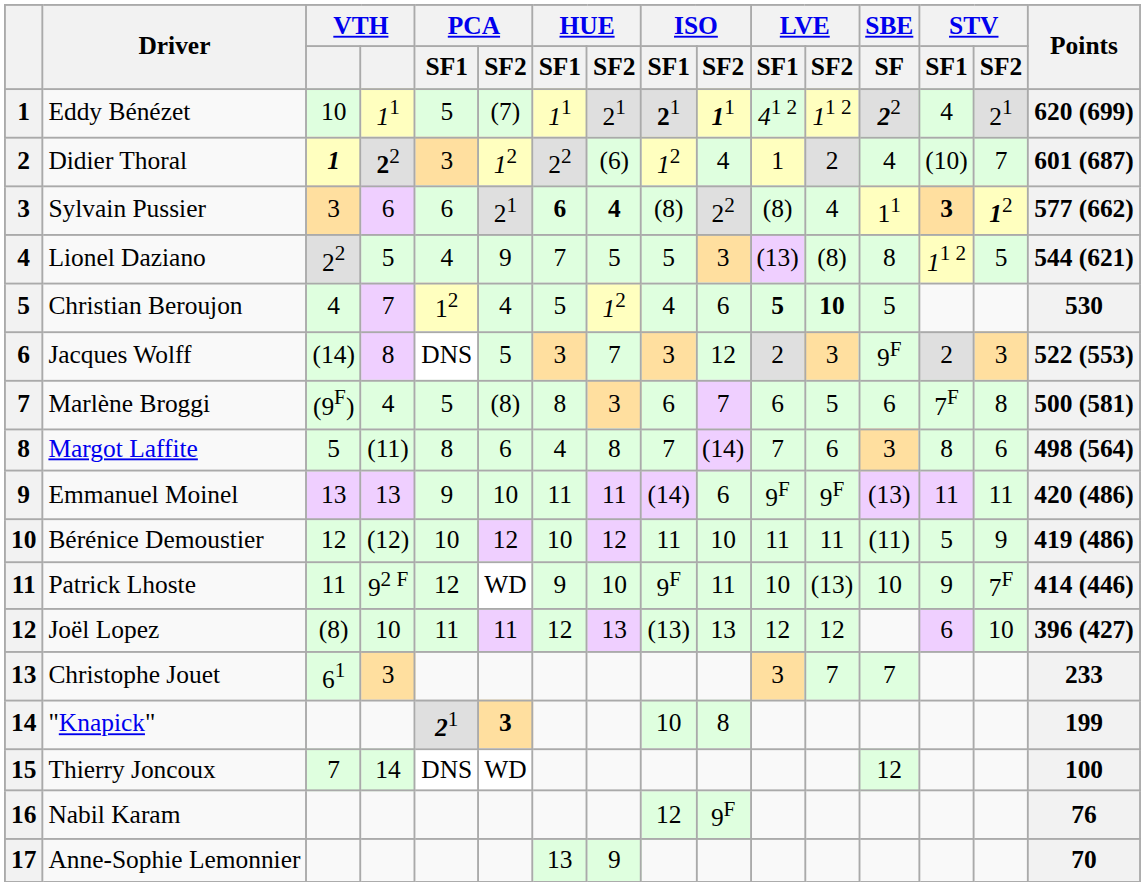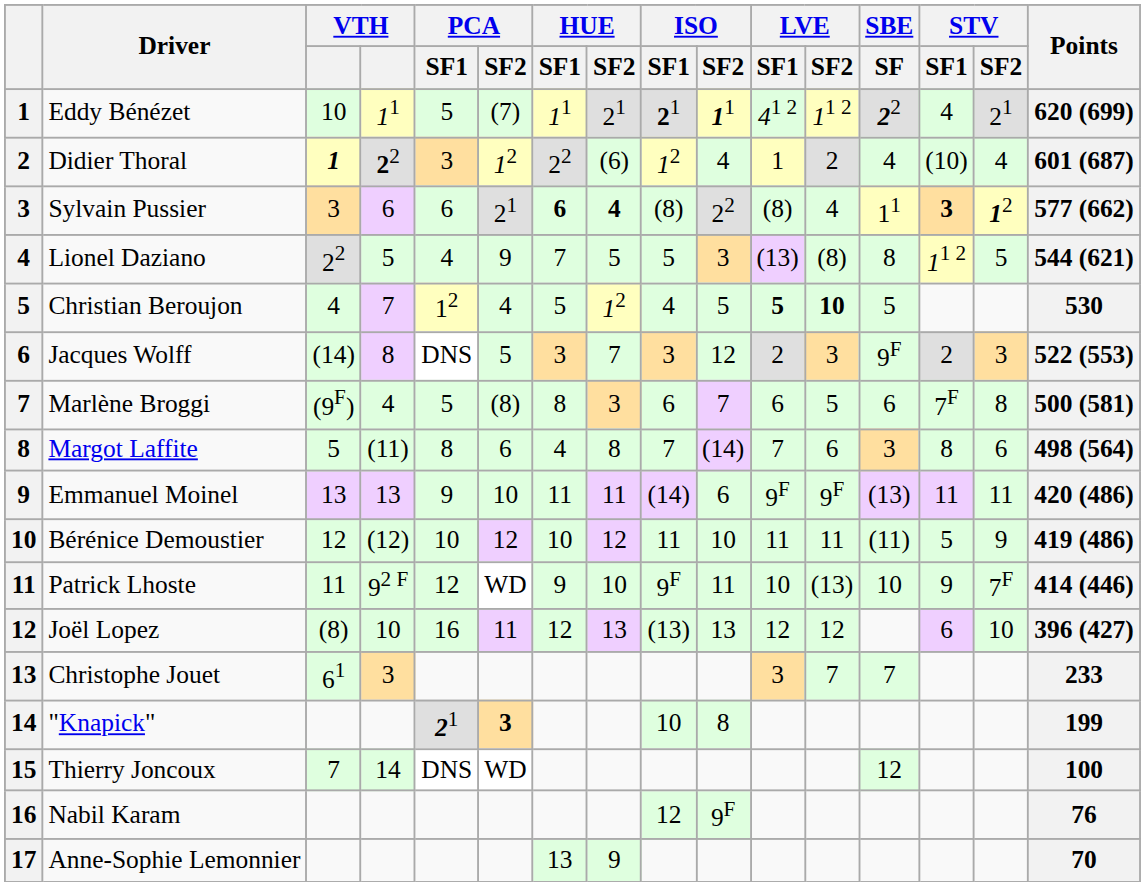(1001, 160) 7 -> (1001, 160) 4
(723, 306) 6 -> (723, 306) 5
(447, 629) 11 -> (447, 629) 16
